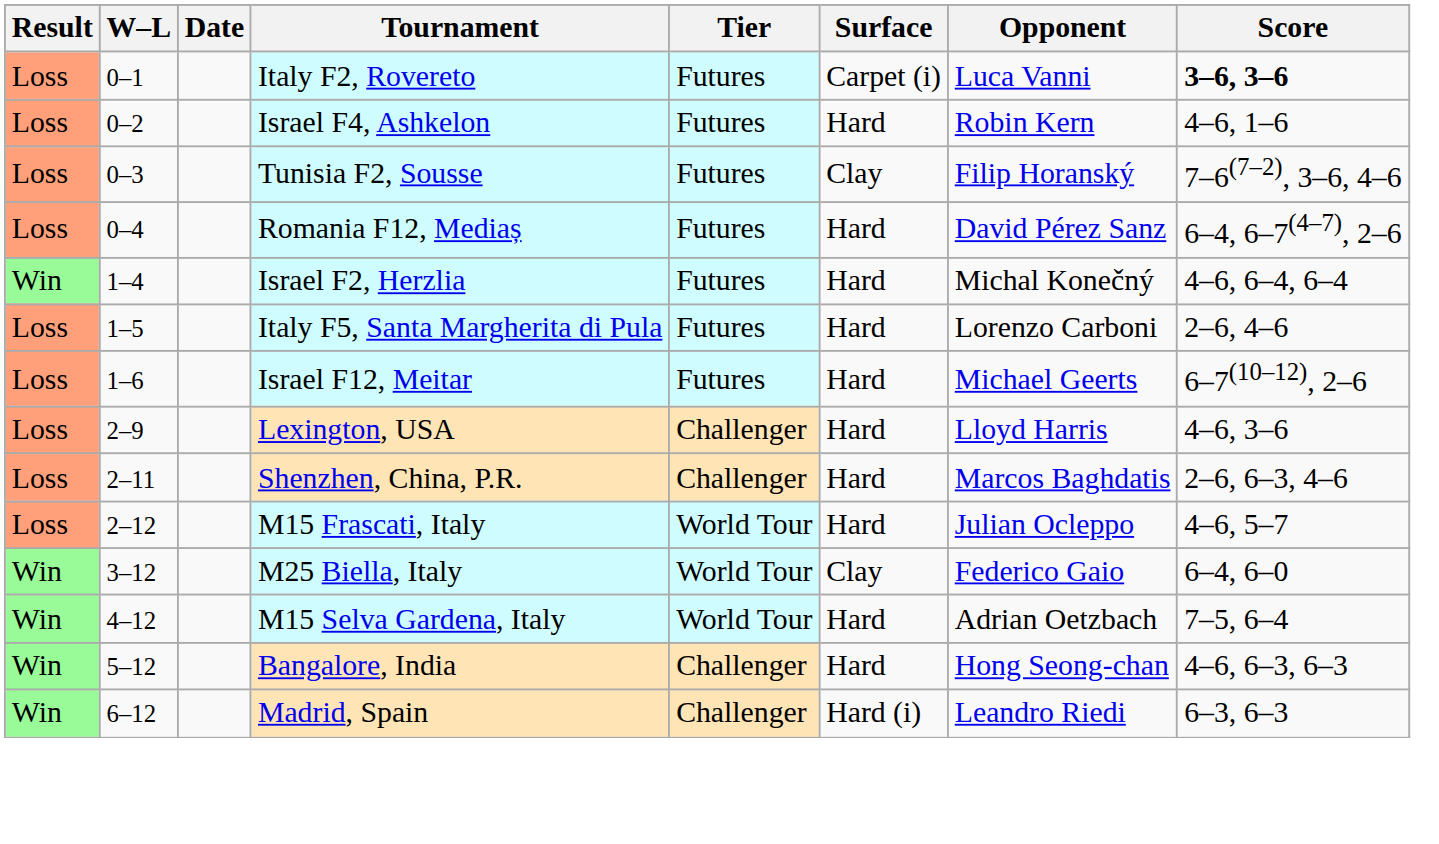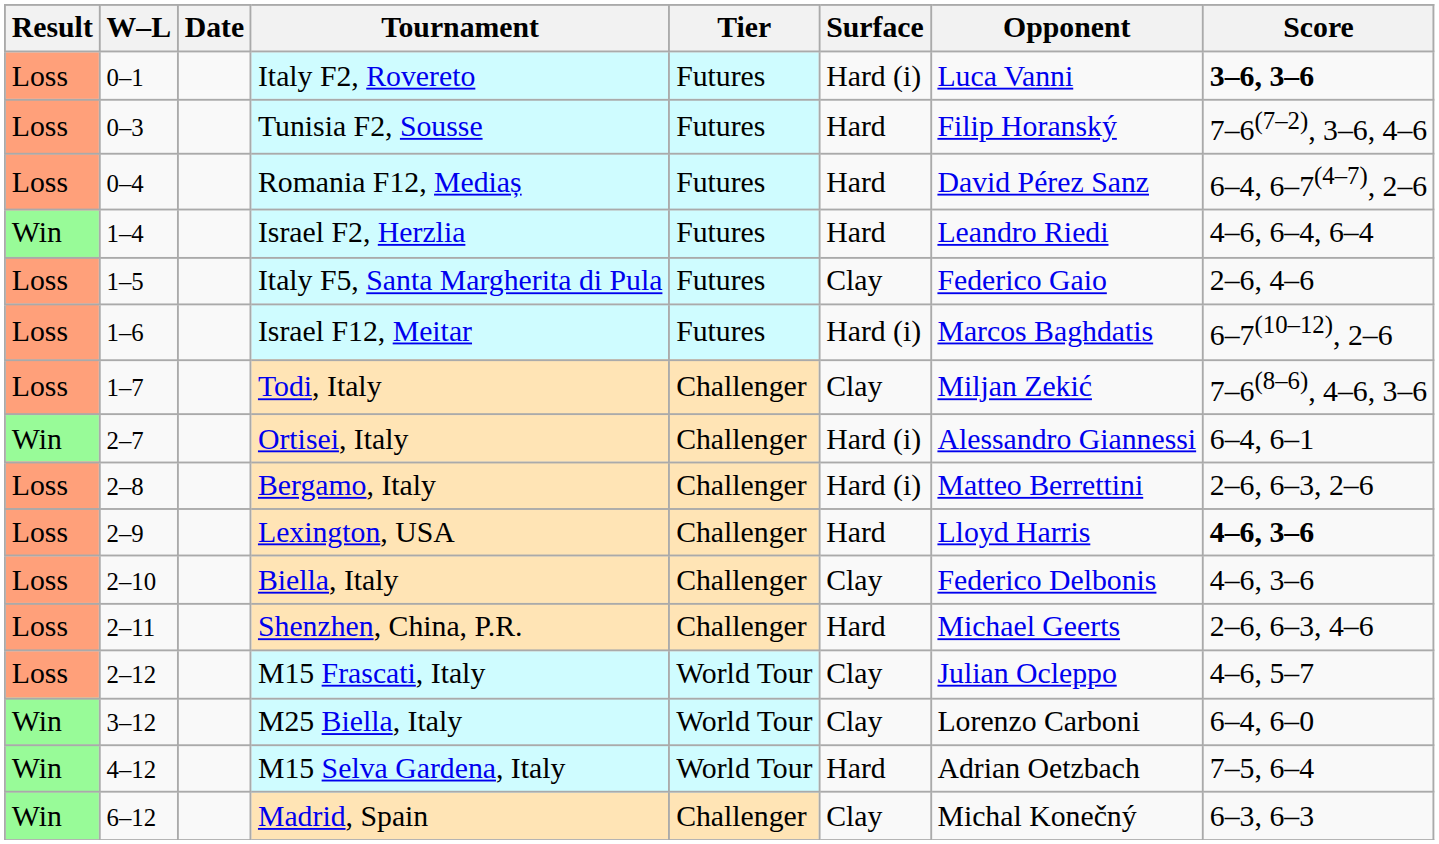(884, 75) Carpet (i) -> (874, 75) Hard (i)
- row: (374, 122)
(854, 173) Clay -> (856, 126) Hard
(1054, 280) Michal Konečný -> (1023, 232) Leandro Riedi
(856, 327) Hard -> (854, 280) Clay
(1056, 327) Lorenzo Carboni -> (1022, 280) Federico Gaio
(856, 378) Hard -> (874, 331) Hard (i)
(1046, 378) Michael Geerts -> (1045, 331) Marcos Baghdatis
+ row: (320, 386)
+ row: (333, 437)
+ row: (347, 485)
(1236, 429) normal -> (1262, 532) bold
+ row: (328, 579)
(1063, 477) Marcos Baghdatis -> (1029, 626) Michael Geerts
(856, 524) Hard -> (854, 673) Clay
(1039, 571) Federico Gaio -> (1039, 721) Lorenzo Carboni
- row: (357, 665)
(874, 713) Hard (i) -> (854, 815) Clay
(1040, 713) Leandro Riedi -> (1037, 815) Michal Konečný
